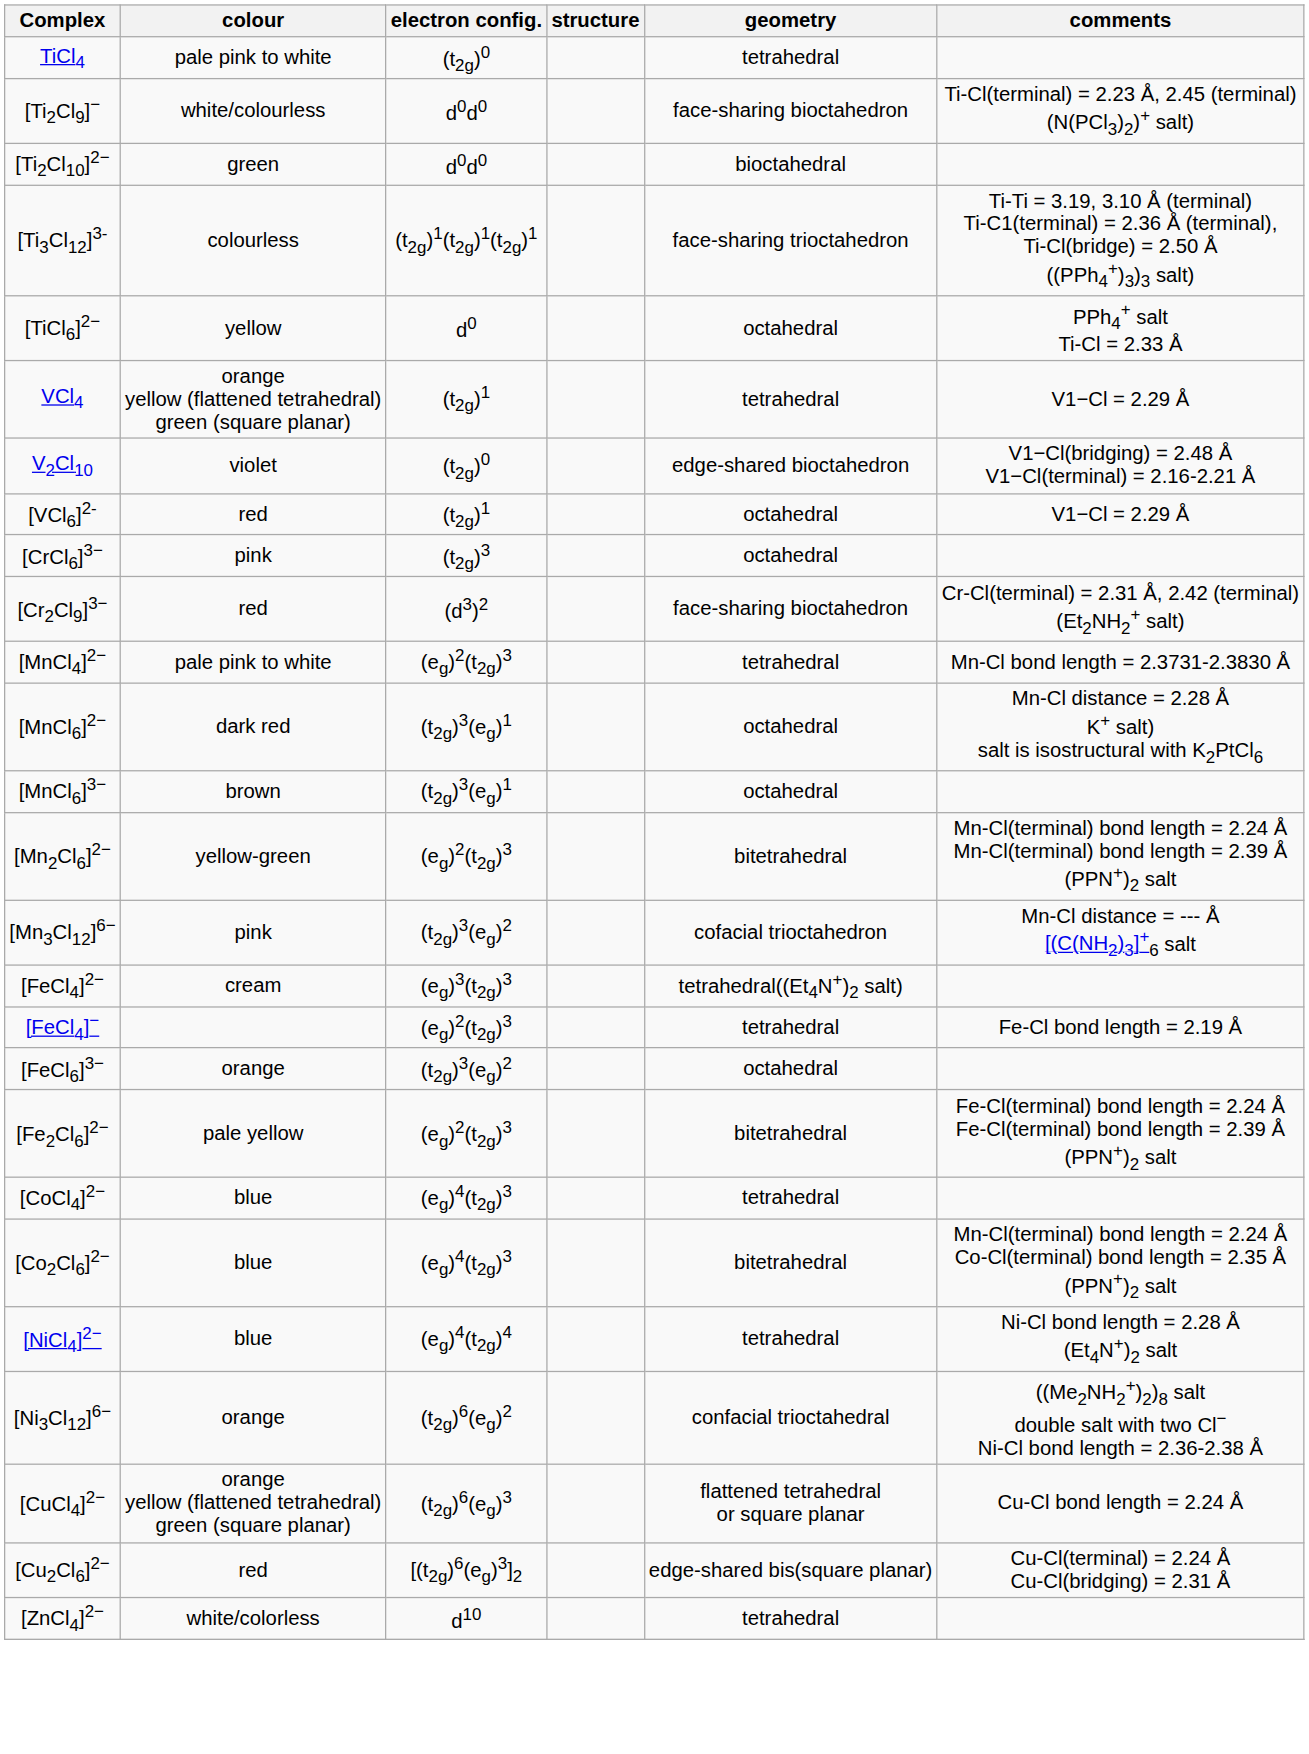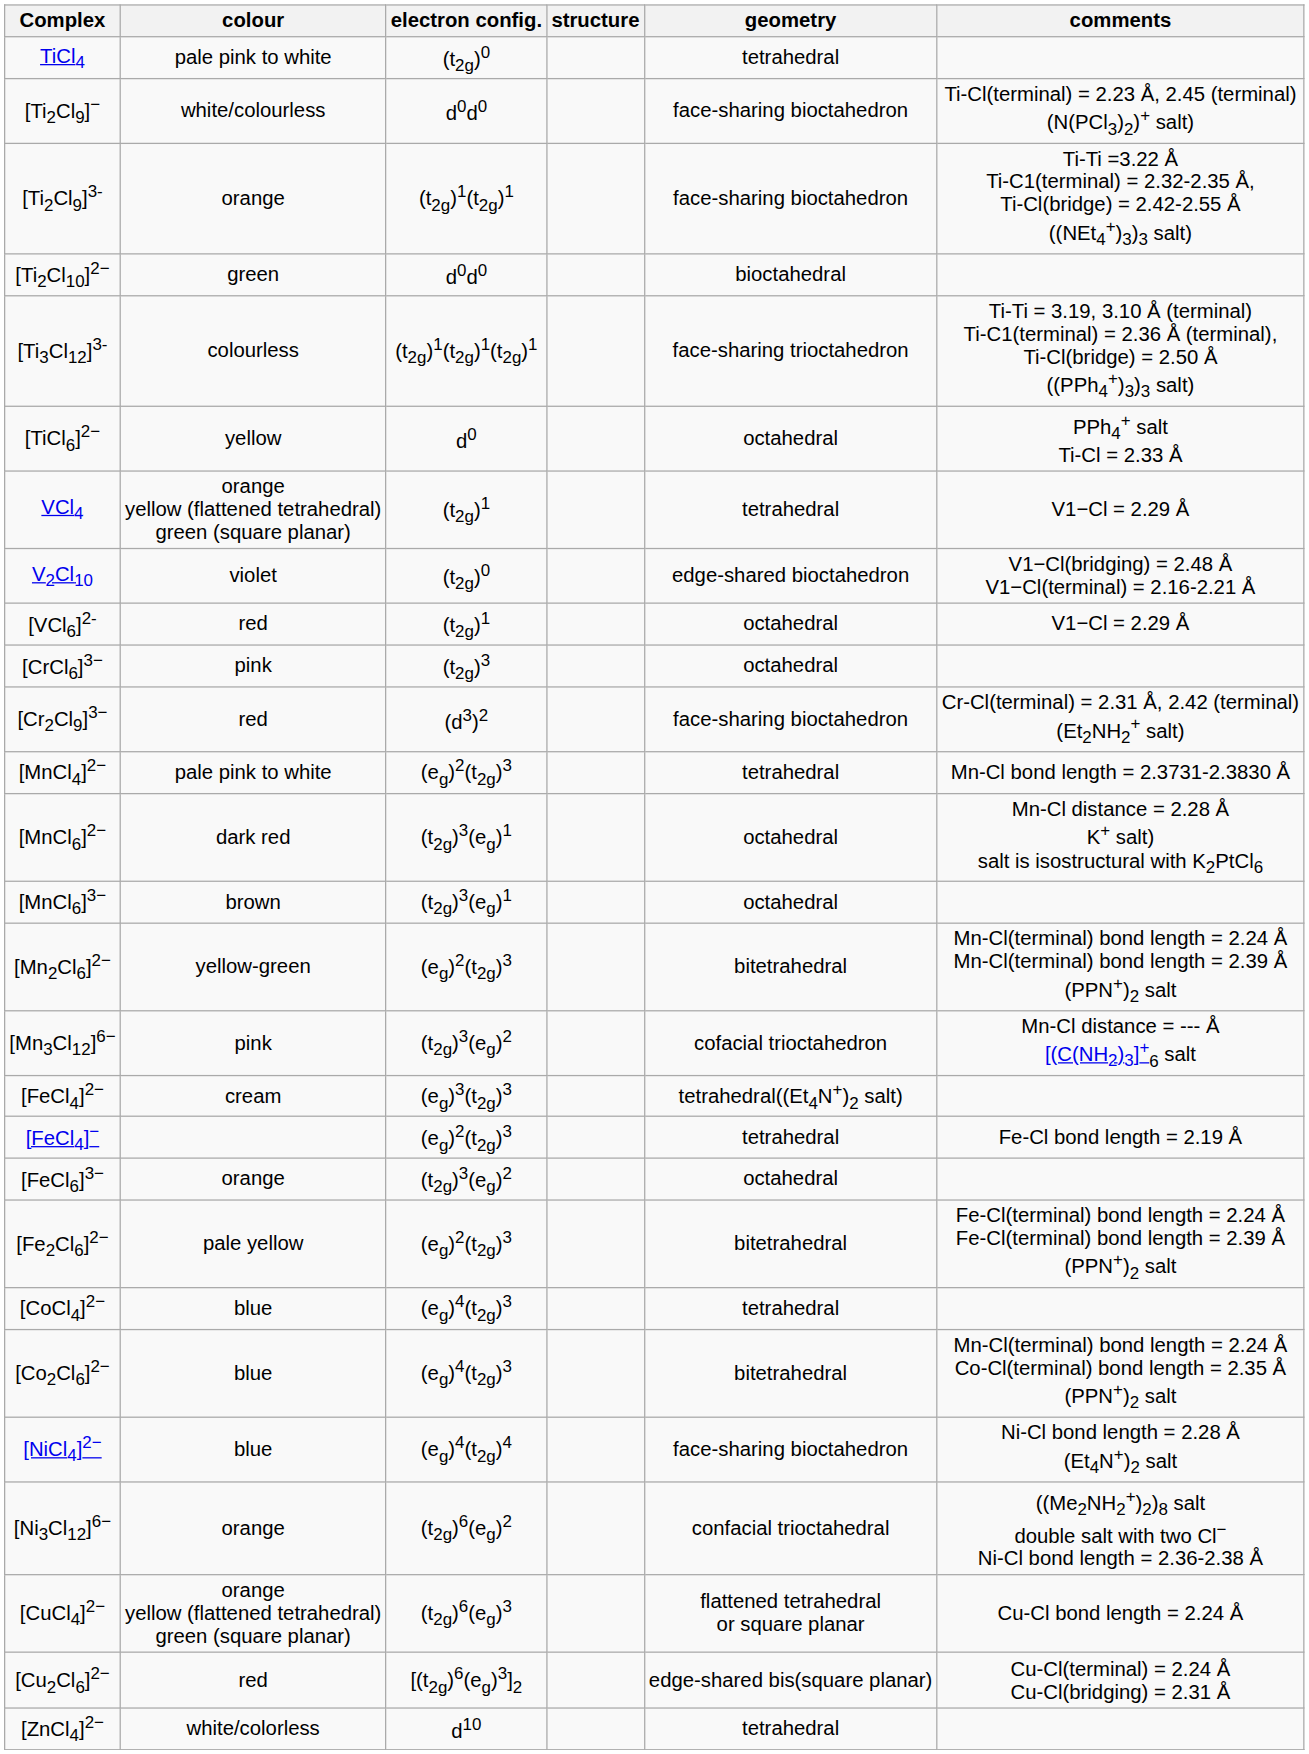+ row: (62, 199)
(791, 1338) tetrahedral -> (791, 1449) face-sharing bioctahedron
